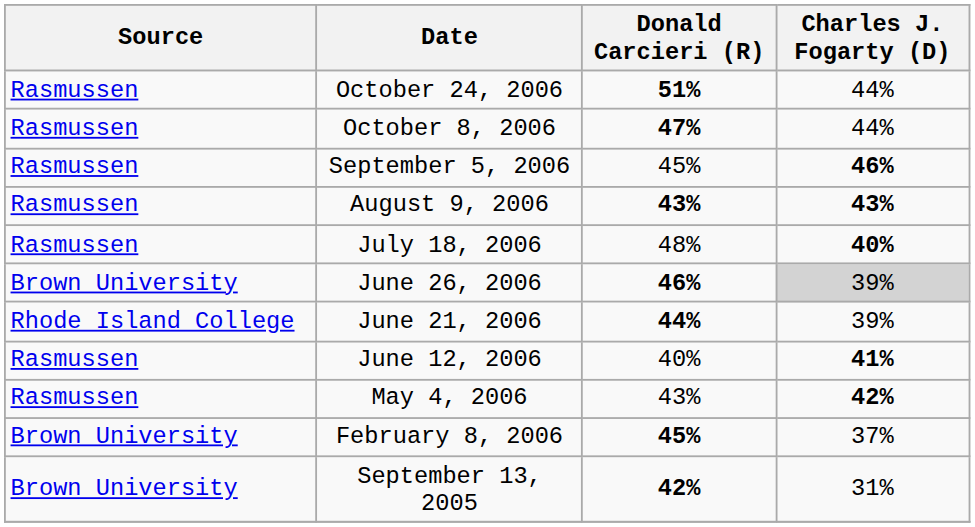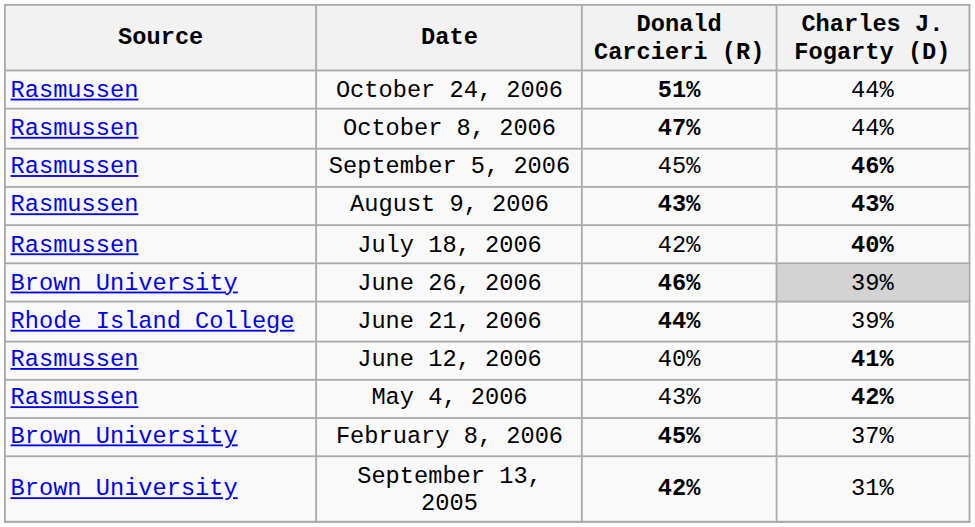(679, 244) 48% -> (679, 244) 42%
